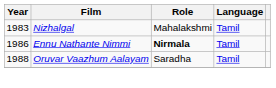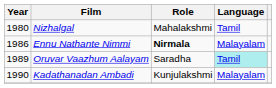(18, 28) 1983 -> (18, 28) 1980
(228, 43) Tamil -> (241, 43) Malayalam
(18, 59) 1988 -> (18, 59) 1989
(228, 59) no background -> (229, 59) paleturquoise background
+ row: (84, 75)
